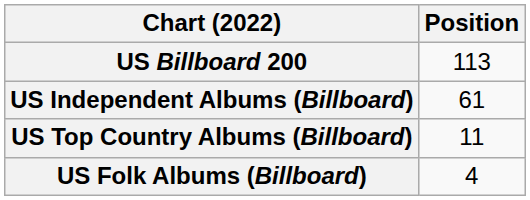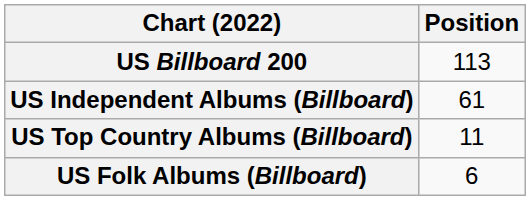(472, 175) 4 -> (472, 175) 6
